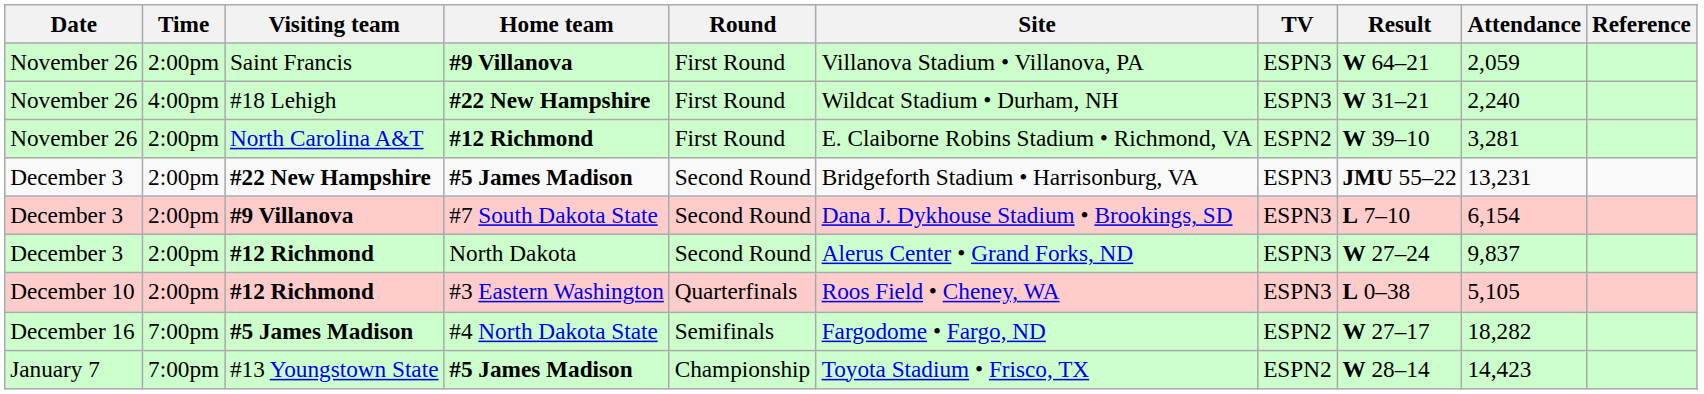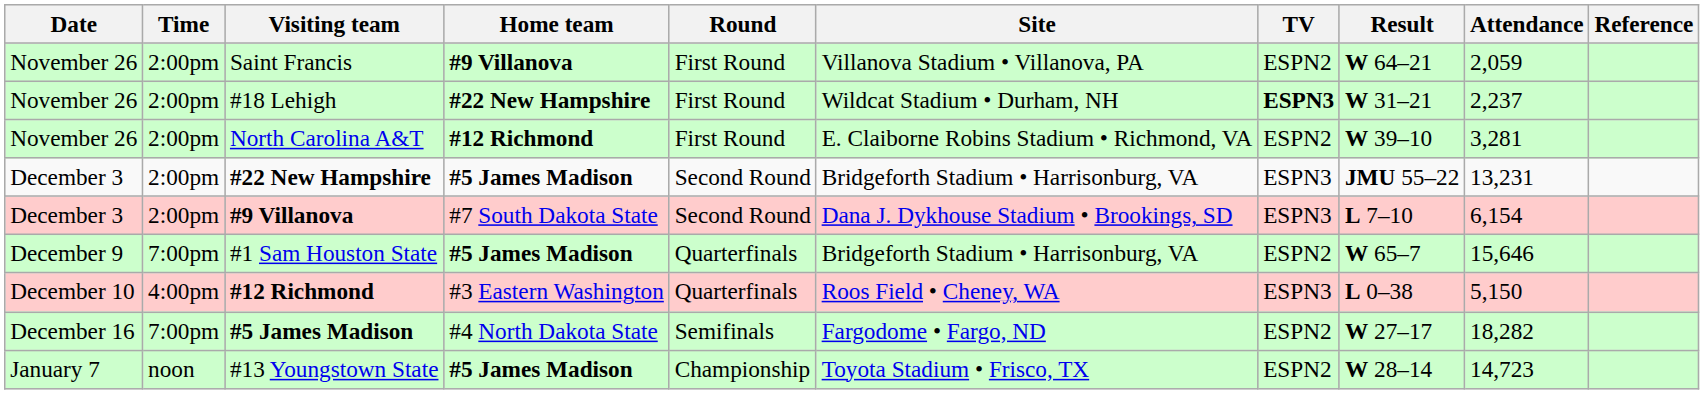(1297, 62) ESPN3 -> (1297, 62) ESPN2
(184, 100) 4:00pm -> (184, 100) 2:00pm
(1297, 100) normal -> (1299, 100) bold
(1494, 100) 2,240 -> (1496, 100) 2,237
- row: (302, 253)
+ row: (334, 253)
(184, 292) 2:00pm -> (184, 292) 4:00pm
(1494, 292) 5,105 -> (1496, 292) 5,150
(184, 368) 7:00pm -> (171, 368) noon
(1499, 368) 14,423 -> (1502, 368) 14,723
